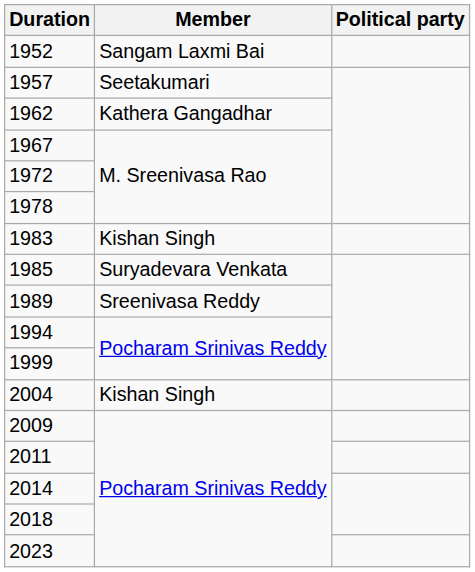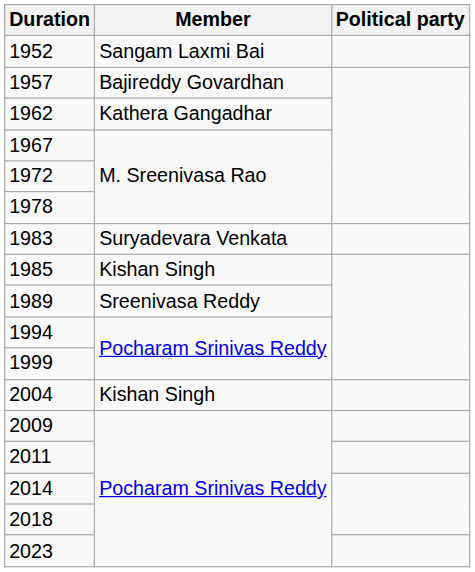(154, 82) Seetakumari -> (192, 82) Bajireddy Govardhan
(157, 238) Kishan Singh -> (193, 238) Suryadevara Venkata
(193, 269) Suryadevara Venkata -> (157, 269) Kishan Singh
